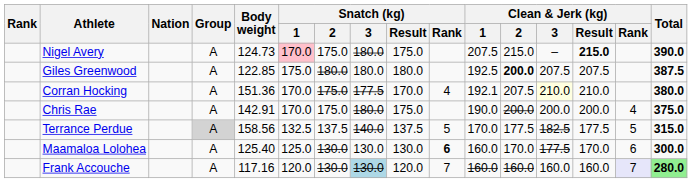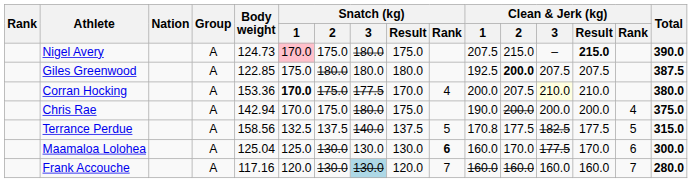(256, 91) 151.36 -> (256, 91) 153.36
(296, 91) normal -> (296, 91) bold
(483, 91) 192.1 -> (483, 91) 200.0
(256, 110) 142.91 -> (256, 110) 142.94
(213, 129) lightgrey background -> (213, 129) no background
(483, 129) 170.0 -> (483, 129) 170.8
(256, 149) 125.40 -> (256, 149) 125.04
(633, 168) lavender background -> (633, 168) no background
(669, 168) lightgreen background -> (669, 168) no background
